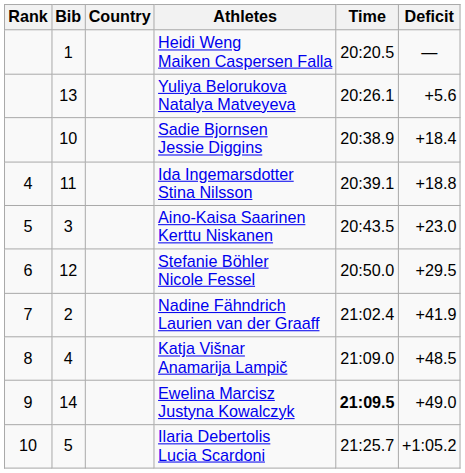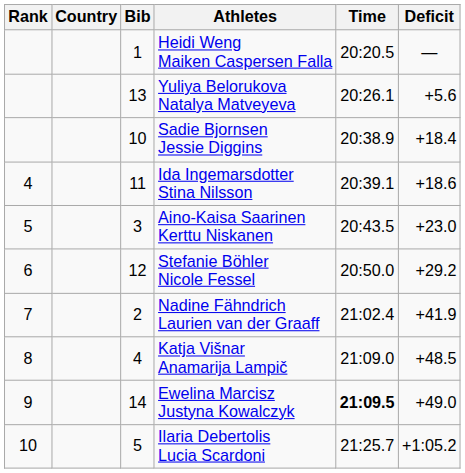columns swapped: (68, 17) <-> (120, 17)
(436, 183) +18.8 -> (436, 183) +18.6
(436, 271) +29.5 -> (436, 271) +29.2
